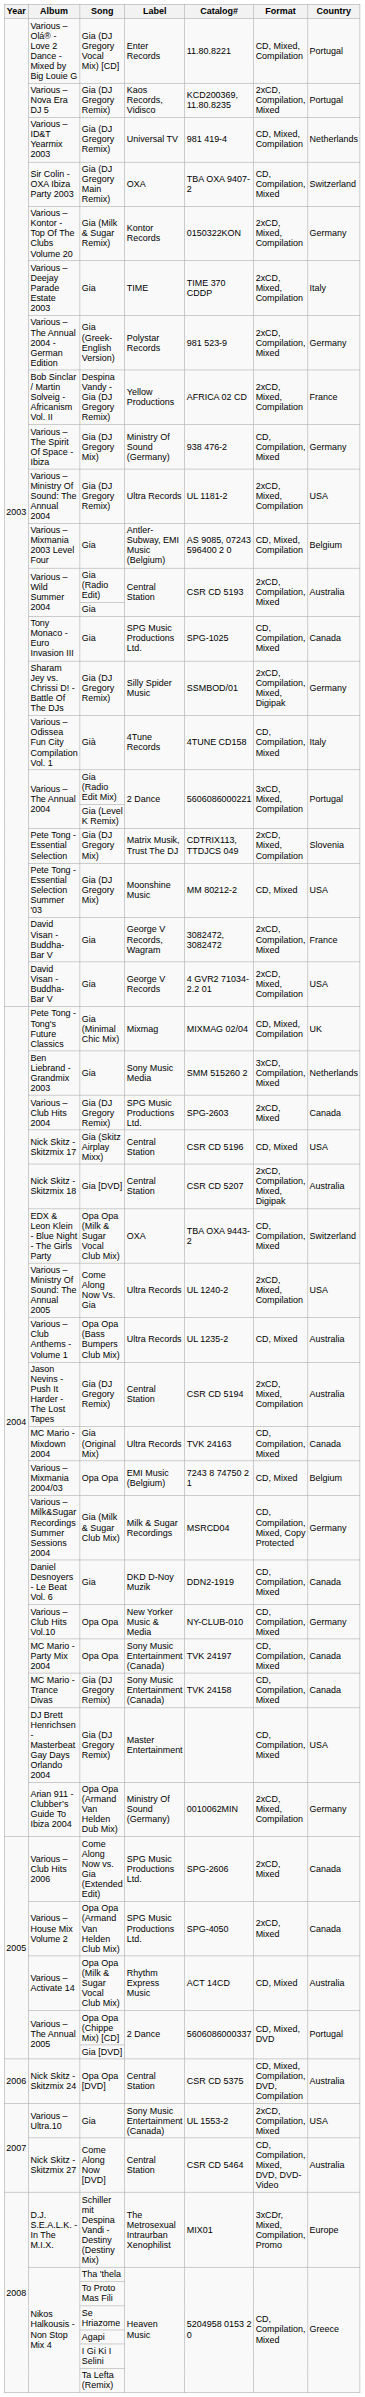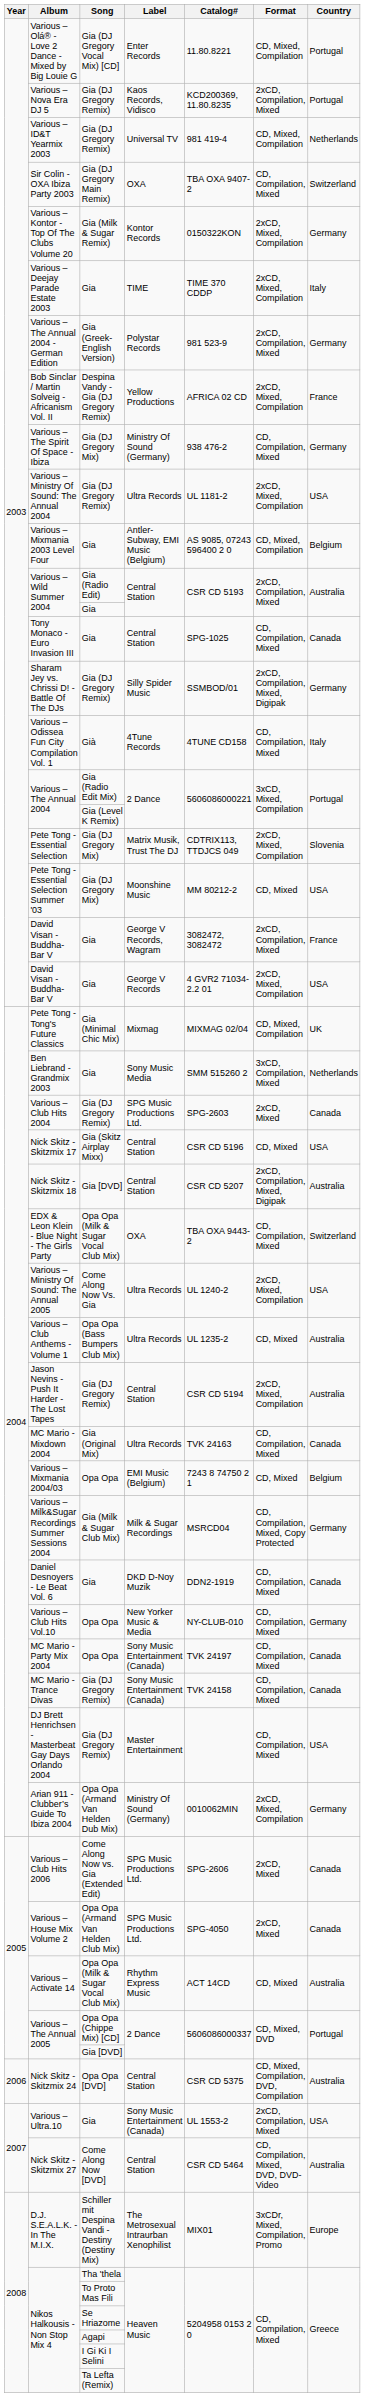(150, 638) SPG Music Productions Ltd. -> (141, 638) Central Station
